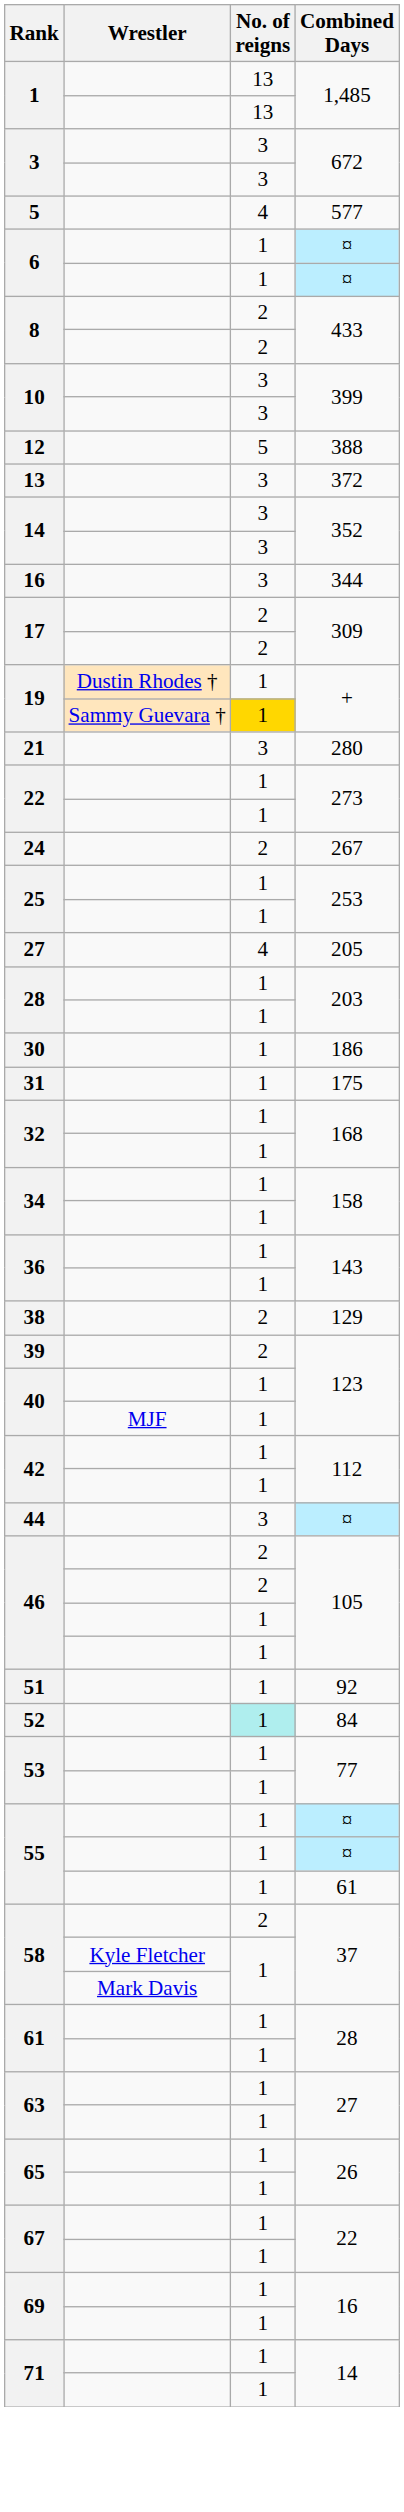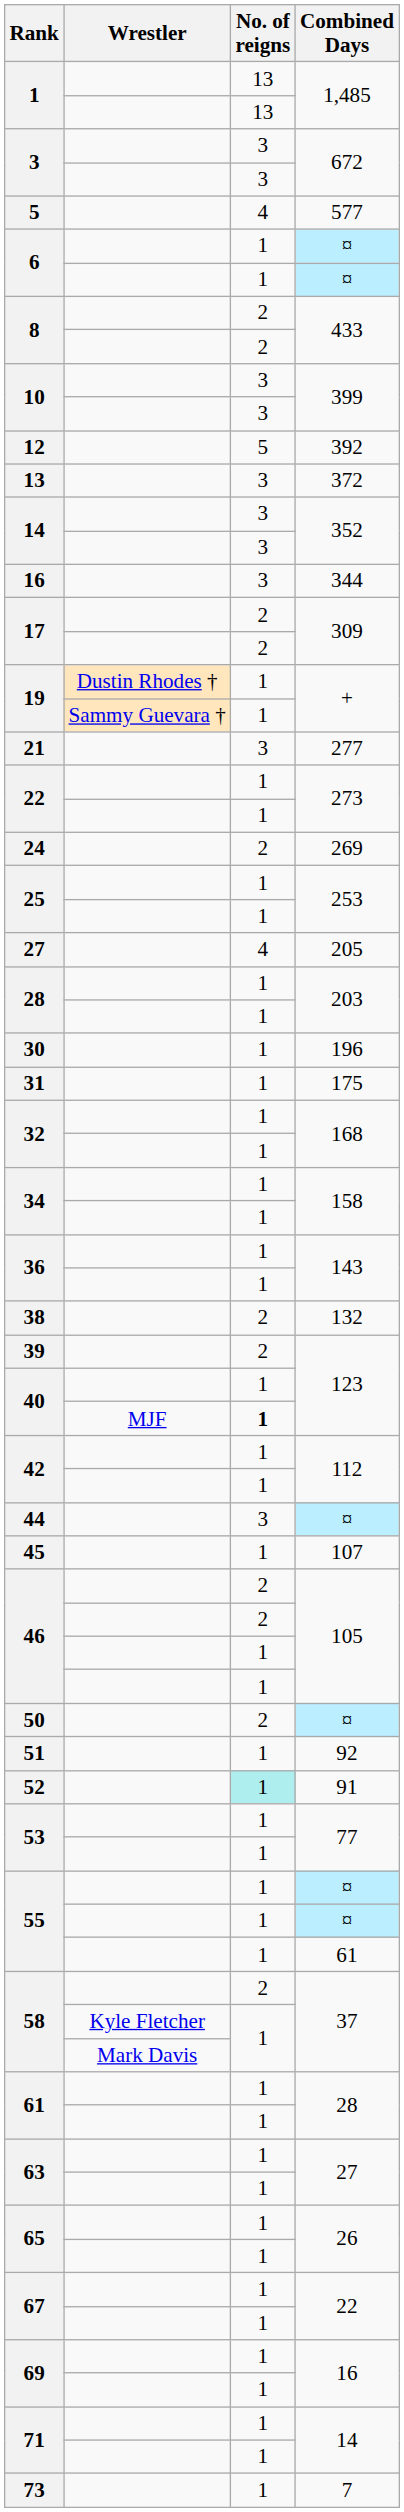(347, 446) 388 -> (347, 446) 392
(263, 714) gold background -> (263, 714) no background
(347, 748) 280 -> (347, 748) 277
(347, 848) 267 -> (347, 848) 269
(347, 1049) 186 -> (347, 1049) 196
(347, 1317) 129 -> (347, 1317) 132
(263, 1418) normal -> (263, 1418) bold
+ row: (34, 1552)
+ row: (34, 1719)
(347, 1719) 84 -> (347, 1786) 91
+ row: (34, 2490)
